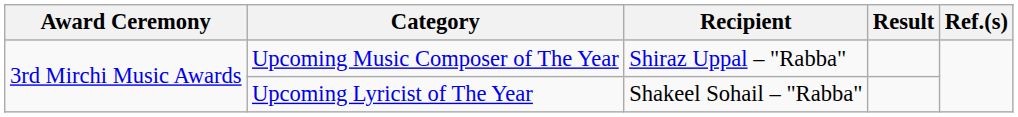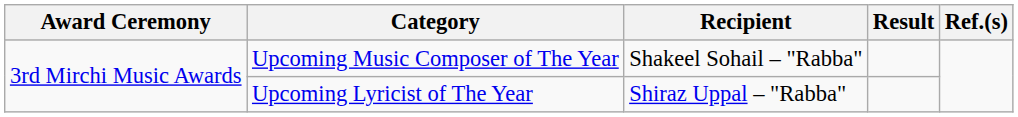(738, 58) Shiraz Uppal – "Rabba" -> (746, 58) Shakeel Sohail – "Rabba"
(746, 93) Shakeel Sohail – "Rabba" -> (738, 93) Shiraz Uppal – "Rabba"
